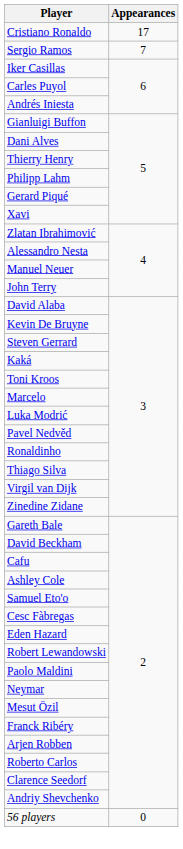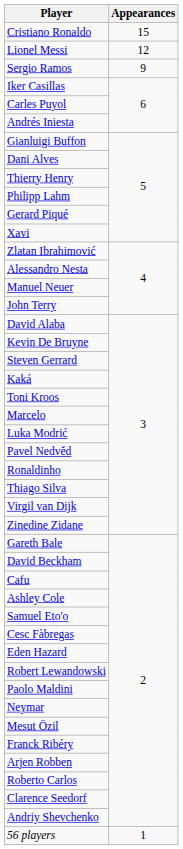(143, 31) 17 -> (143, 31) 15
+ row: (37, 50)
(143, 50) 7 -> (143, 68) 9
(143, 817) 0 -> (143, 835) 1
